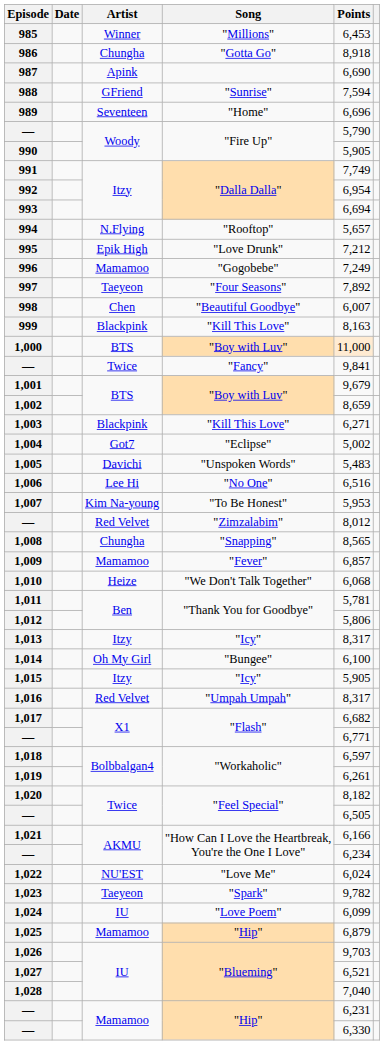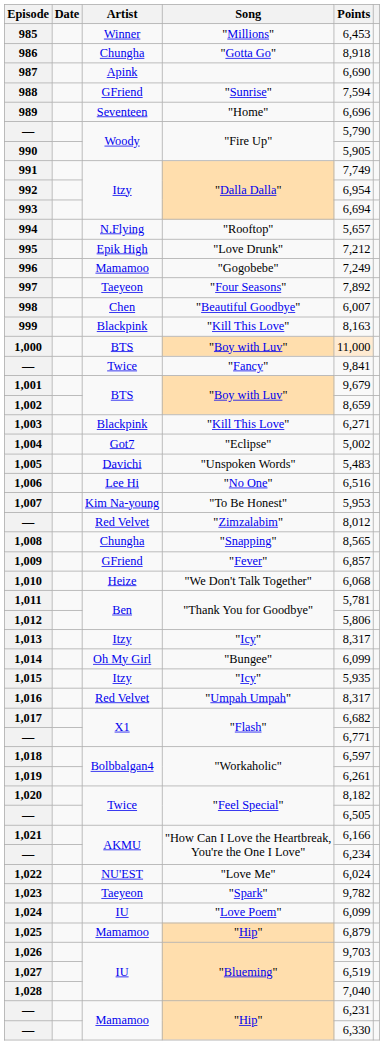(122, 561) Mamamoo -> (122, 561) GFriend
(357, 659) 6,100 -> (357, 659) 6,099
(357, 678) 5,905 -> (357, 678) 5,935
(357, 971) 6,521 -> (357, 971) 6,519
